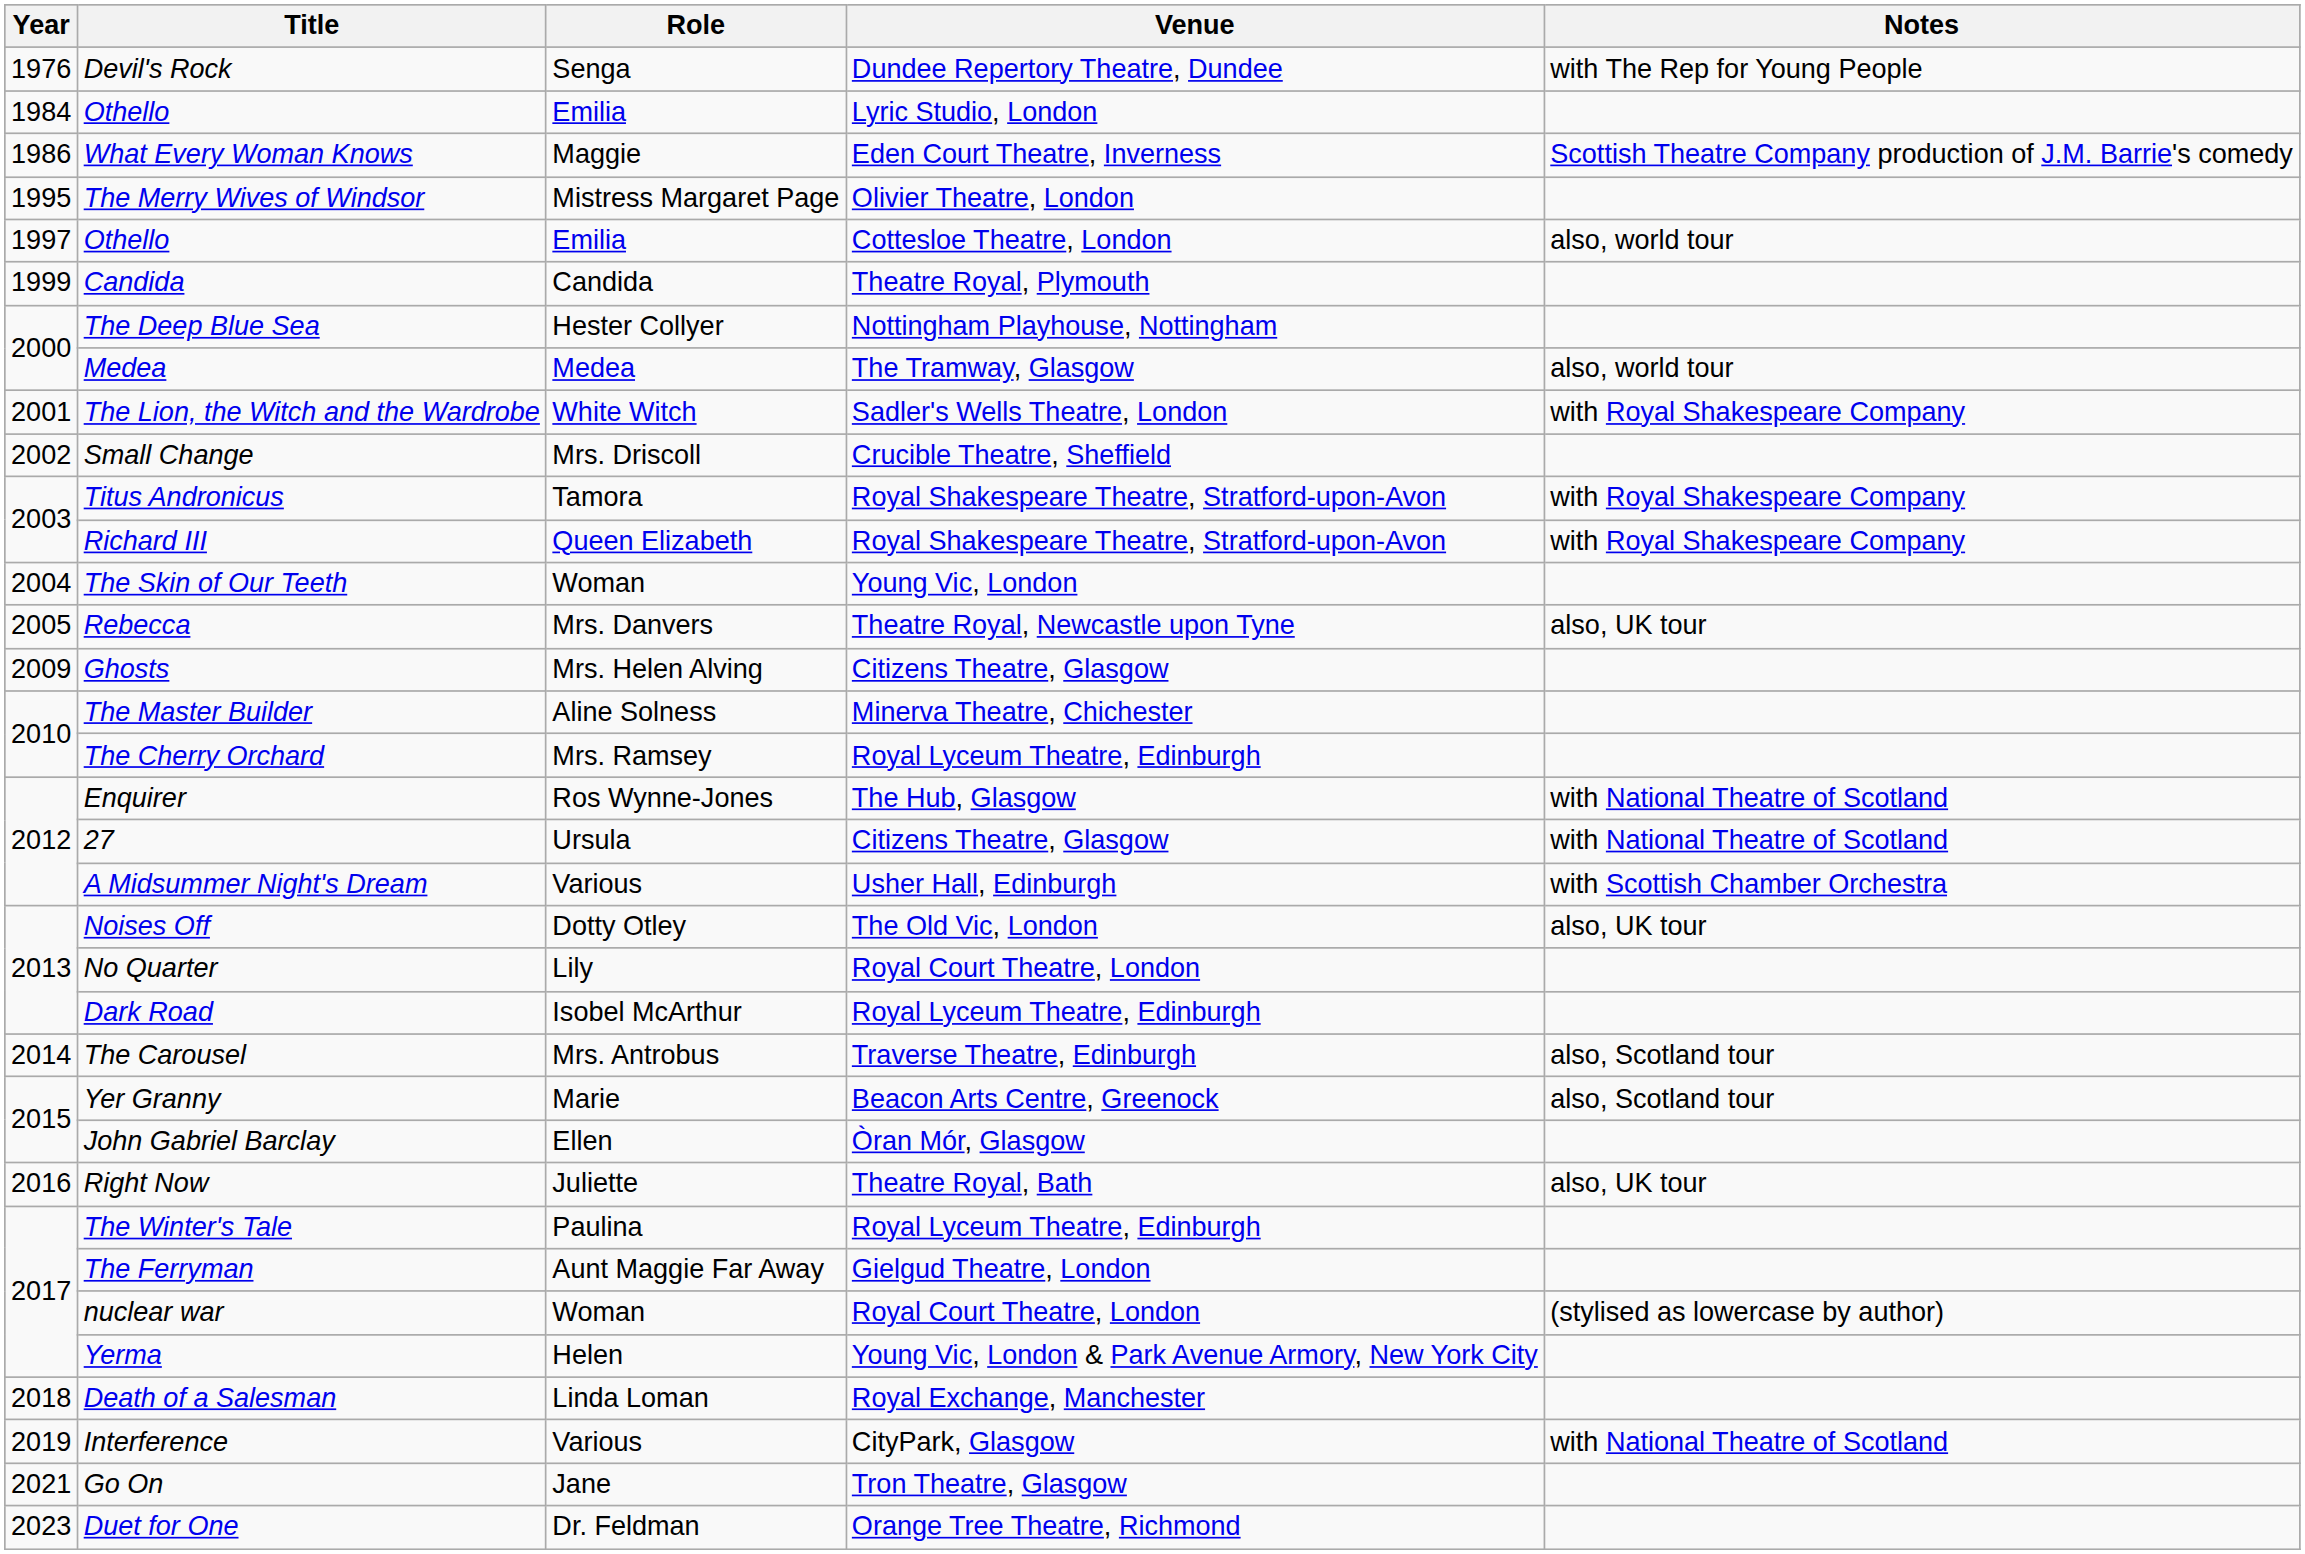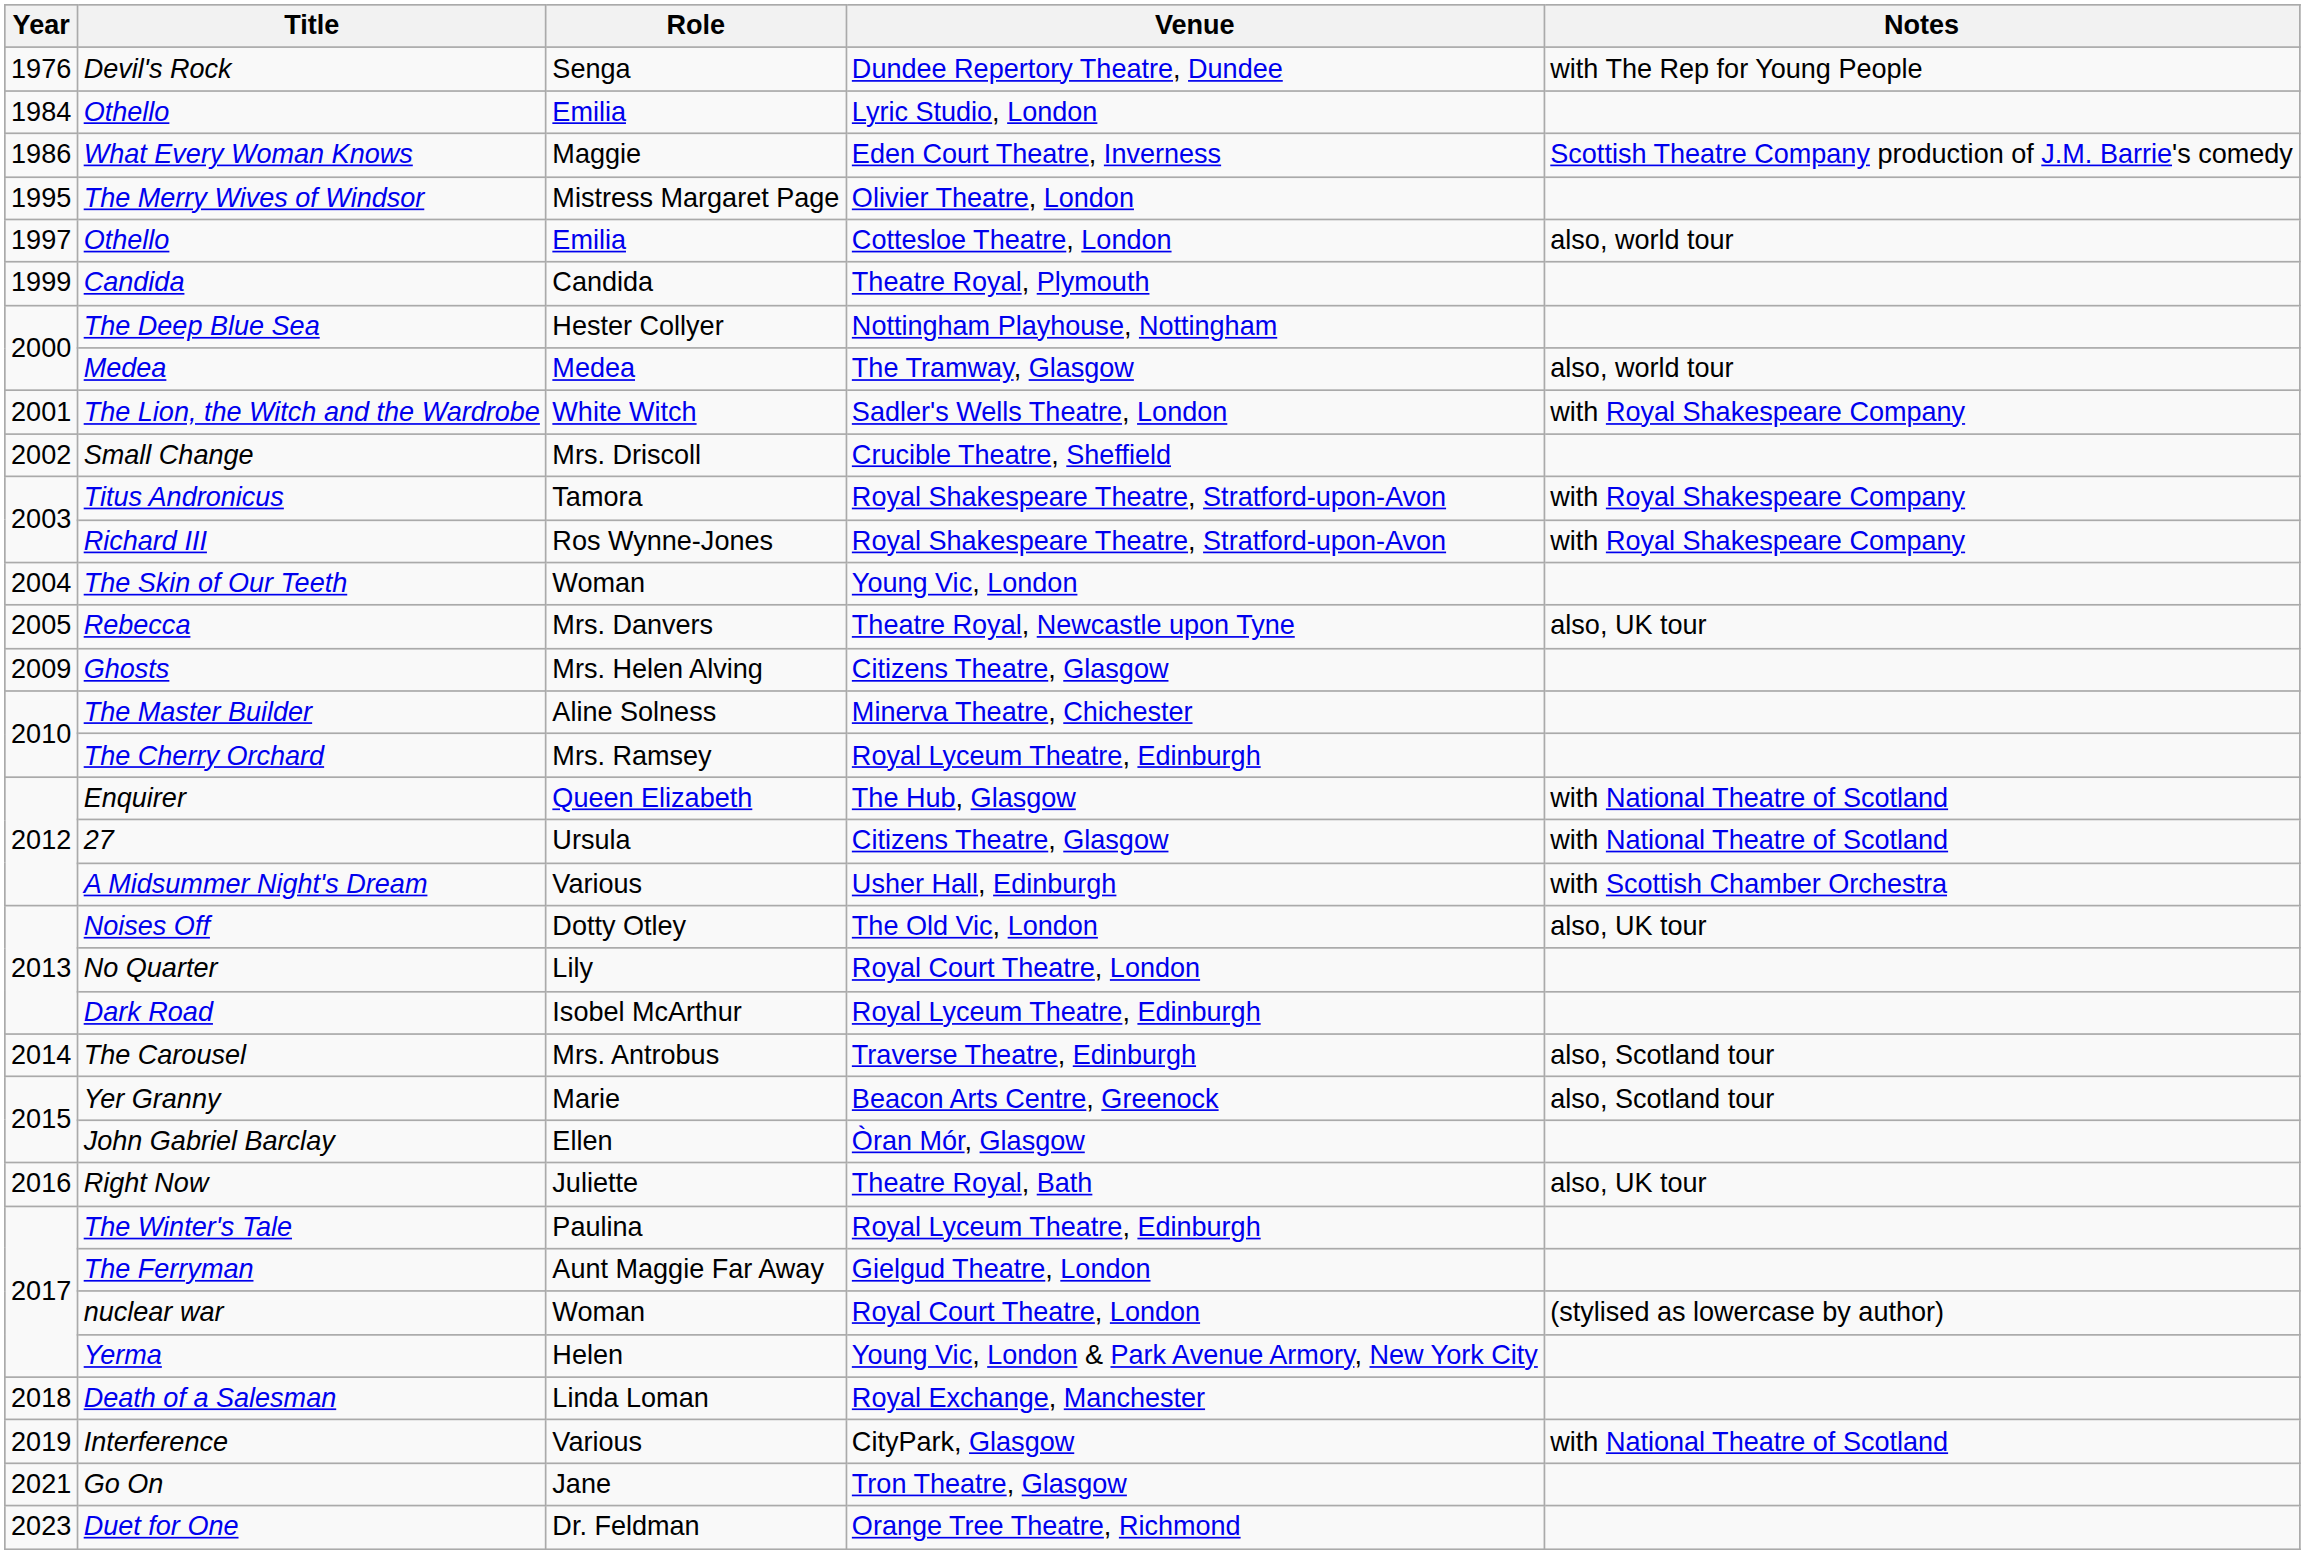(652, 540) Queen Elizabeth -> (663, 540) Ros Wynne-Jones
(663, 797) Ros Wynne-Jones -> (652, 797) Queen Elizabeth
